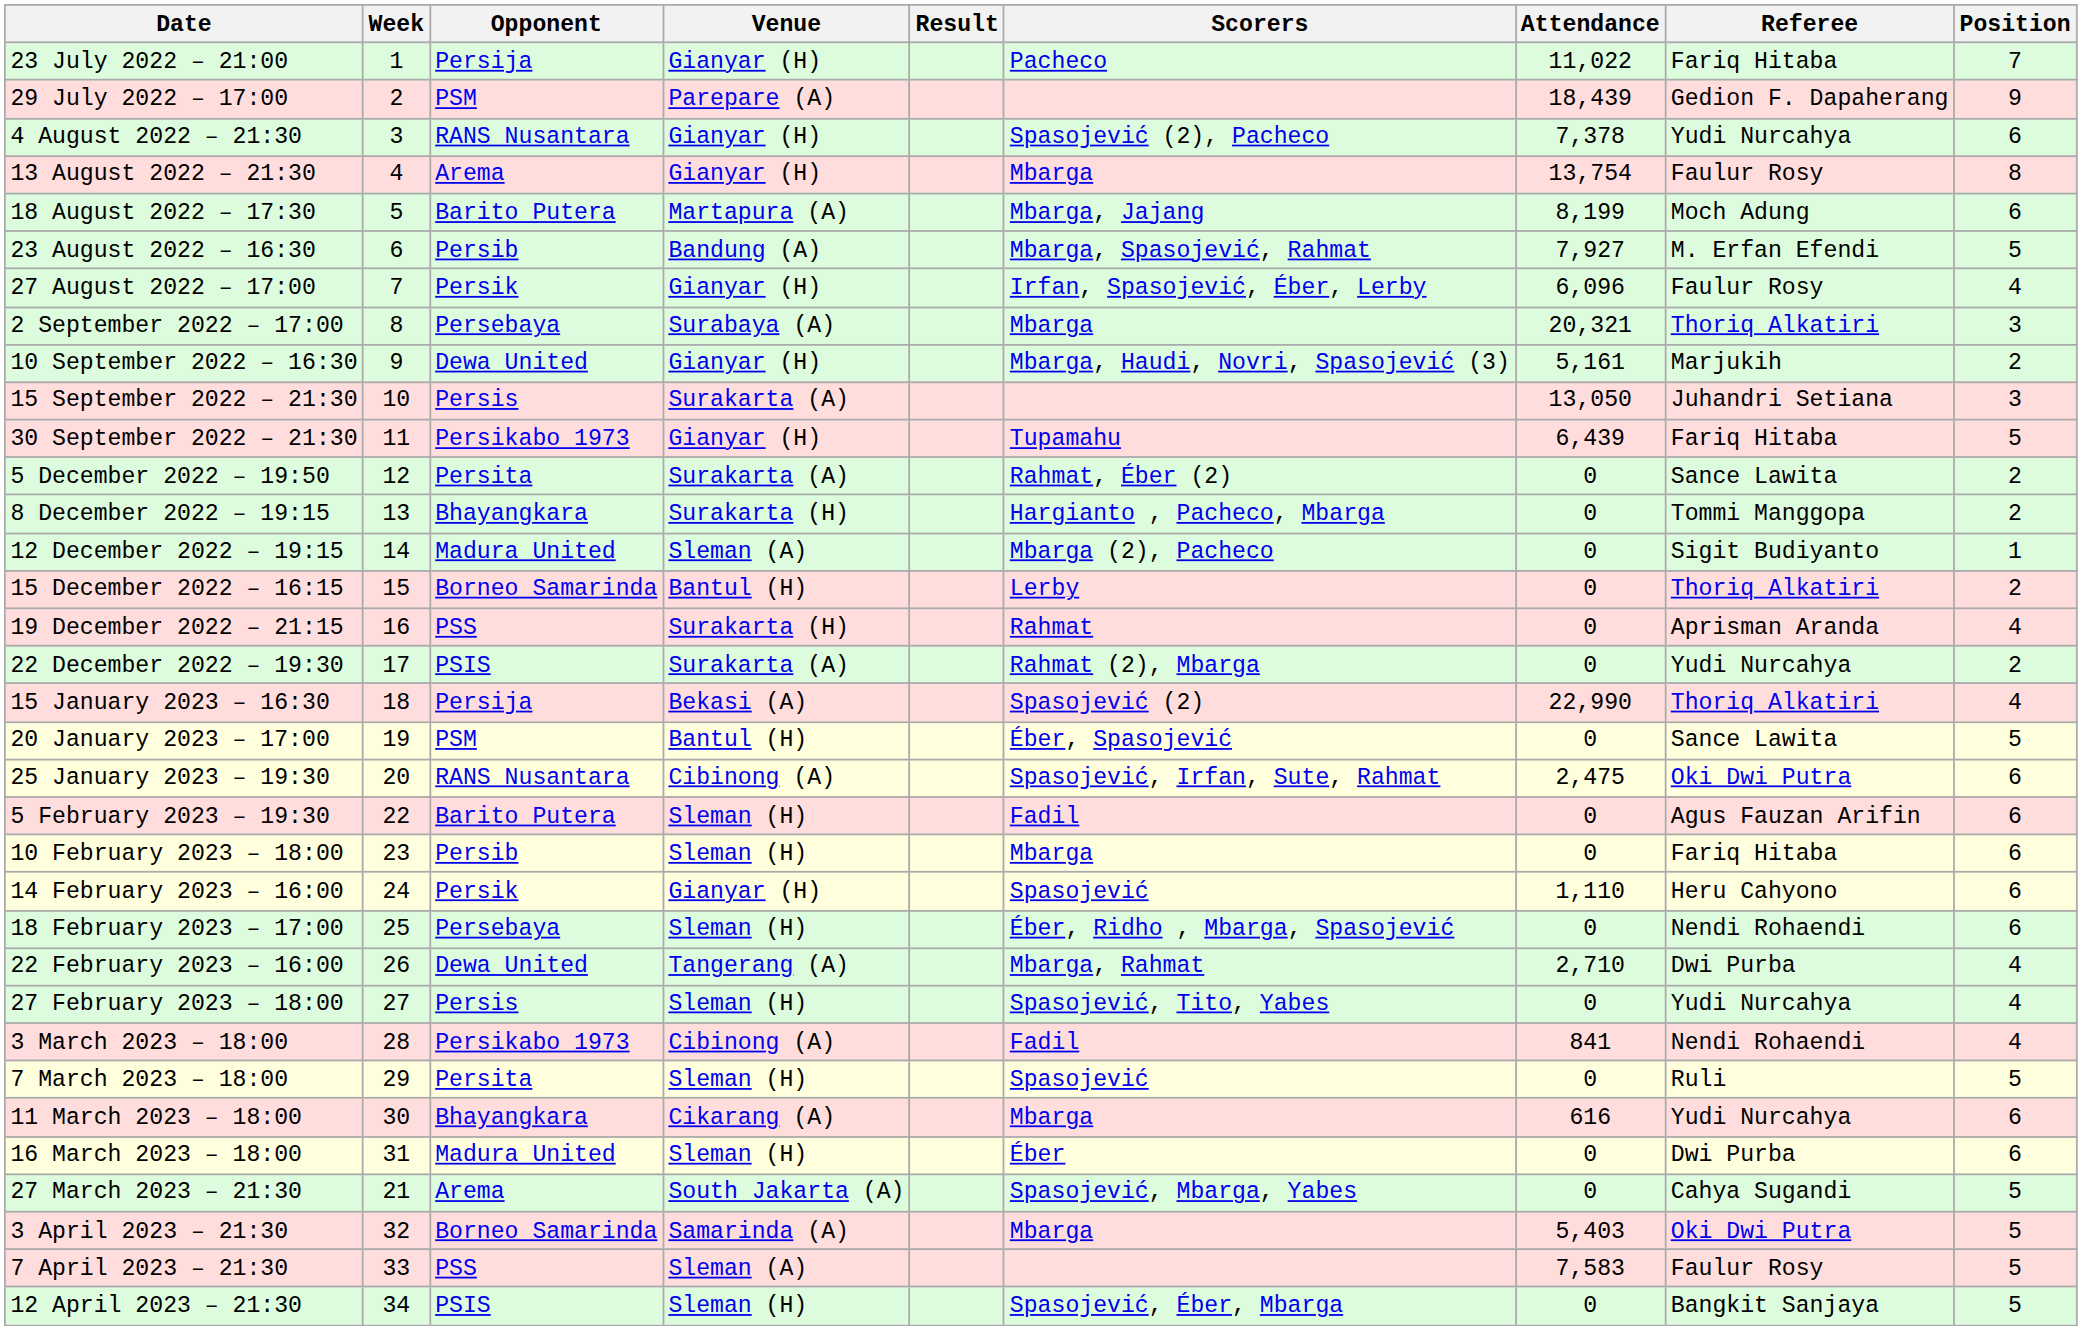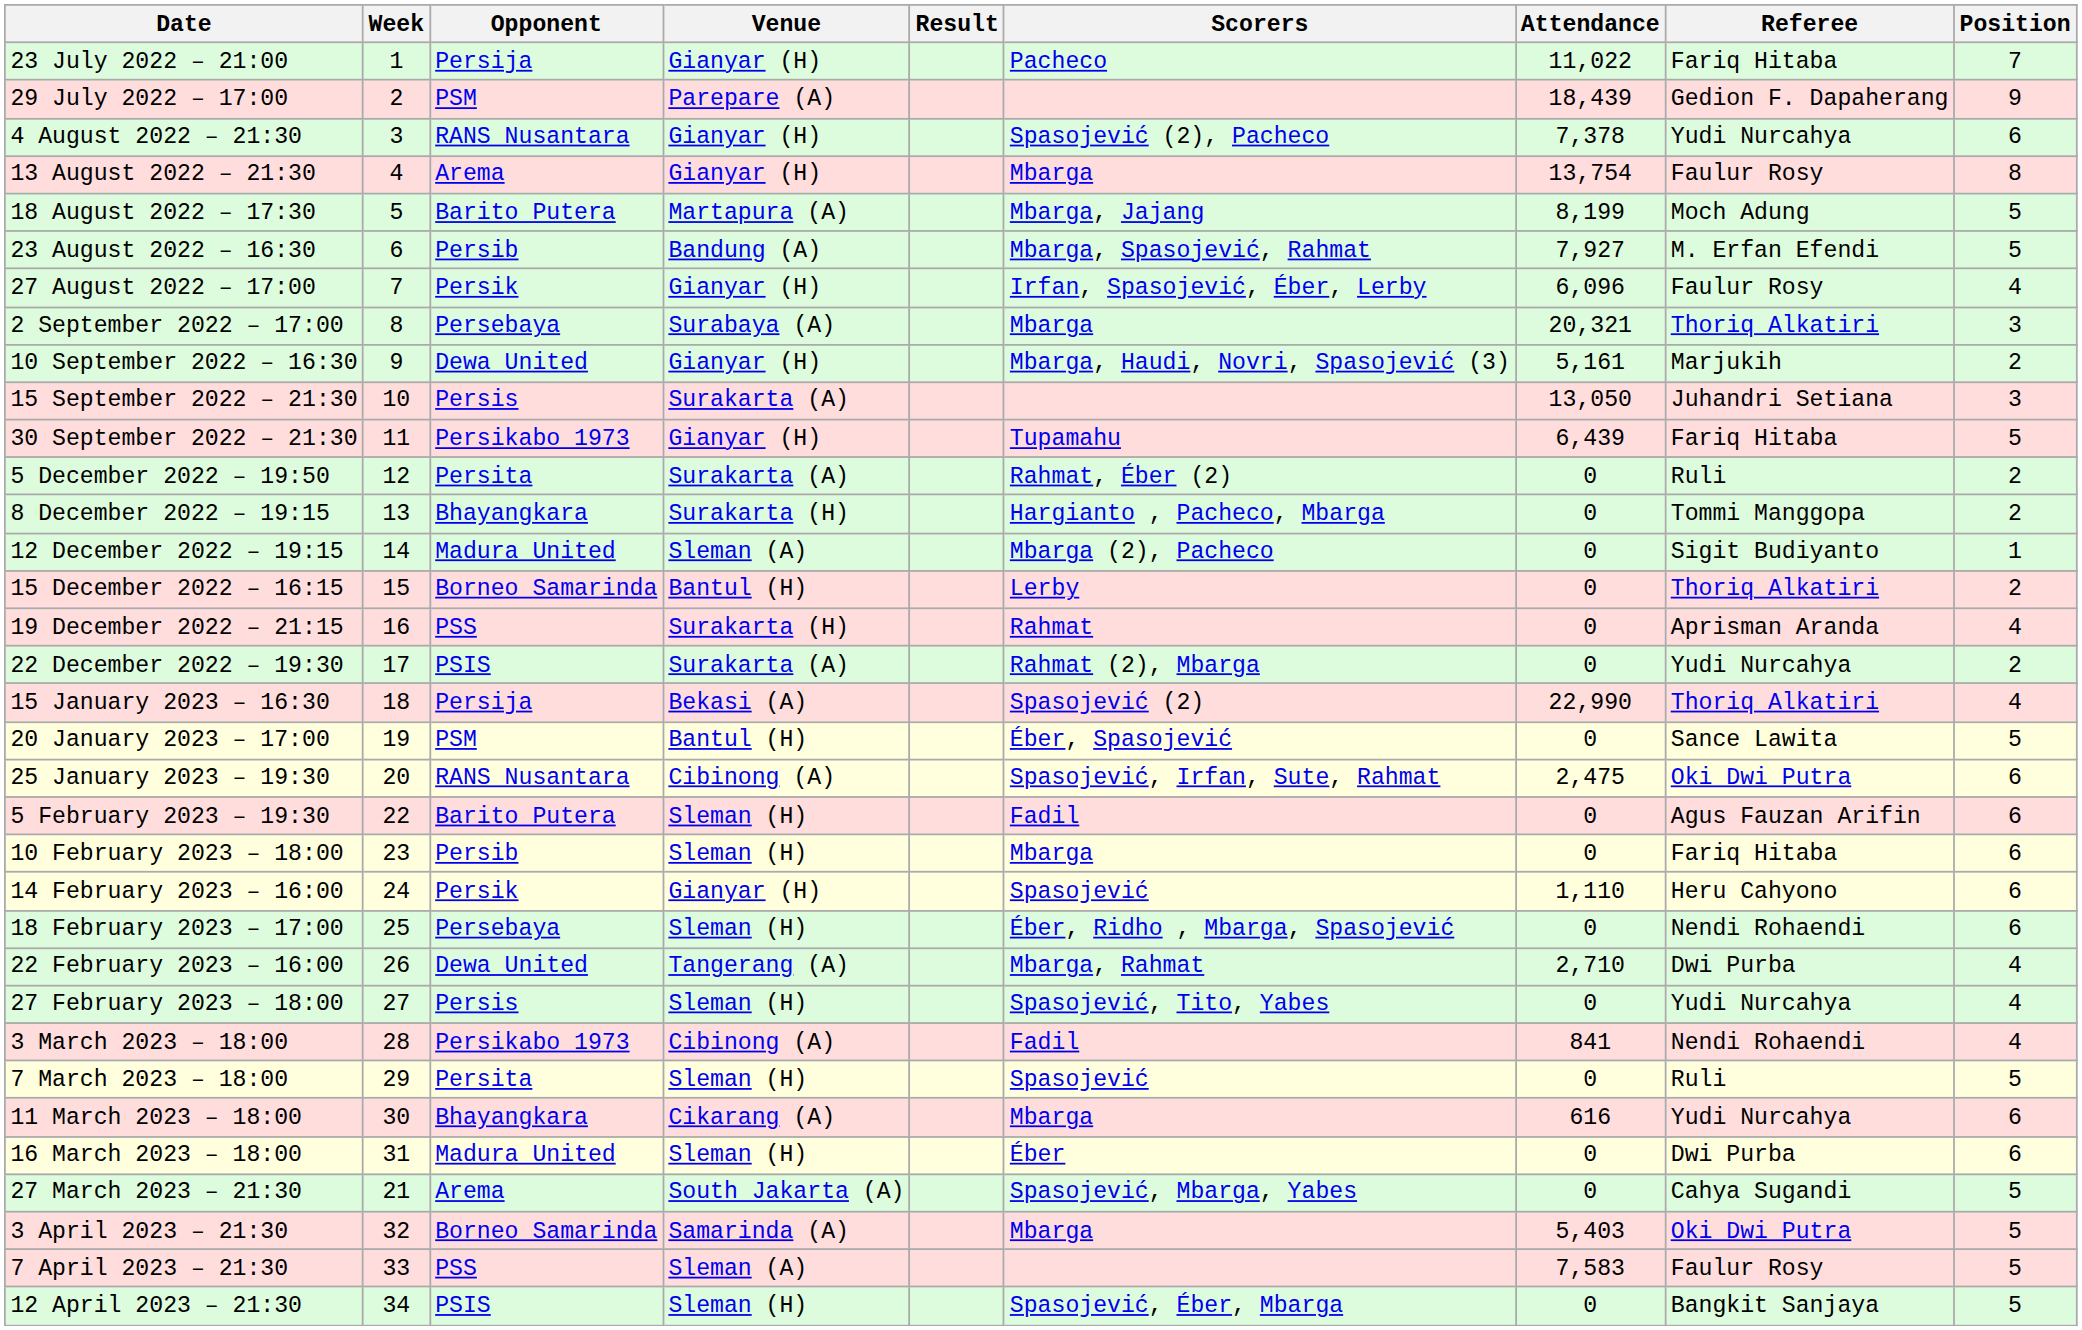(2015, 212) 6 -> (2015, 212) 5
(1754, 476) Sance Lawita -> (1699, 476) Ruli
